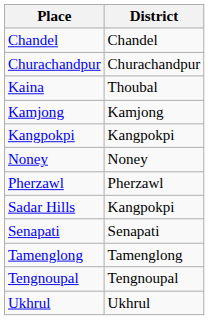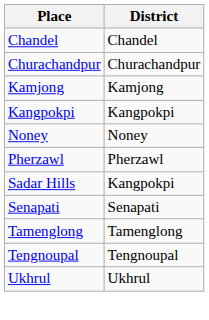- row: (26, 87)
